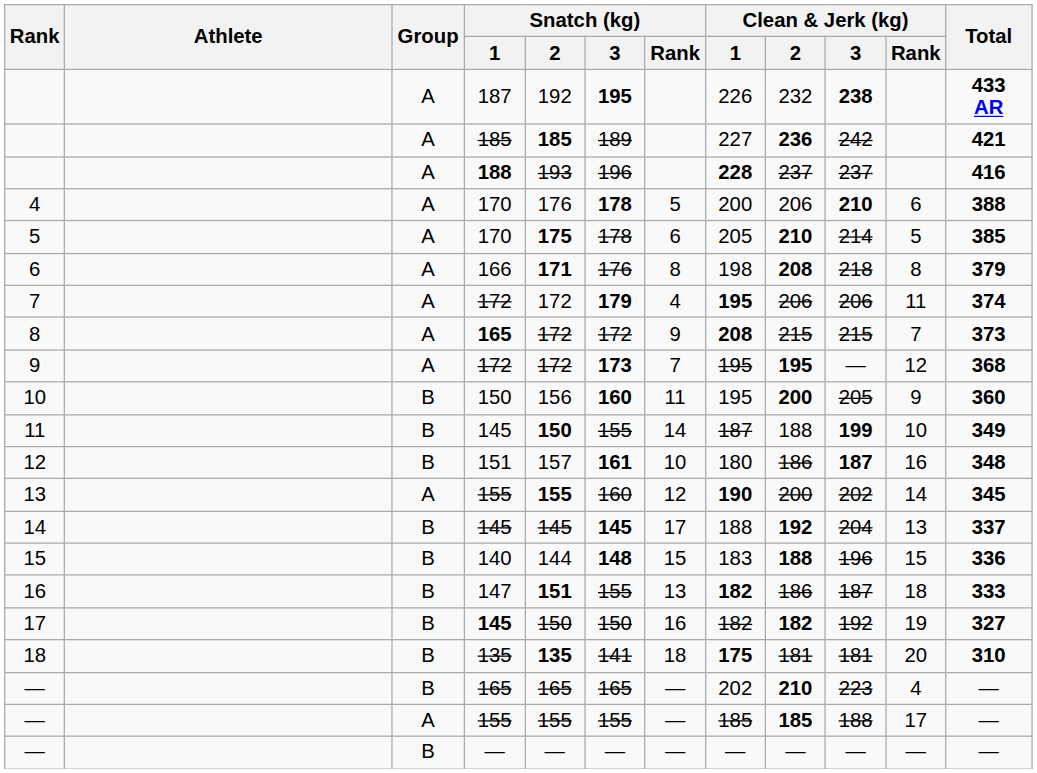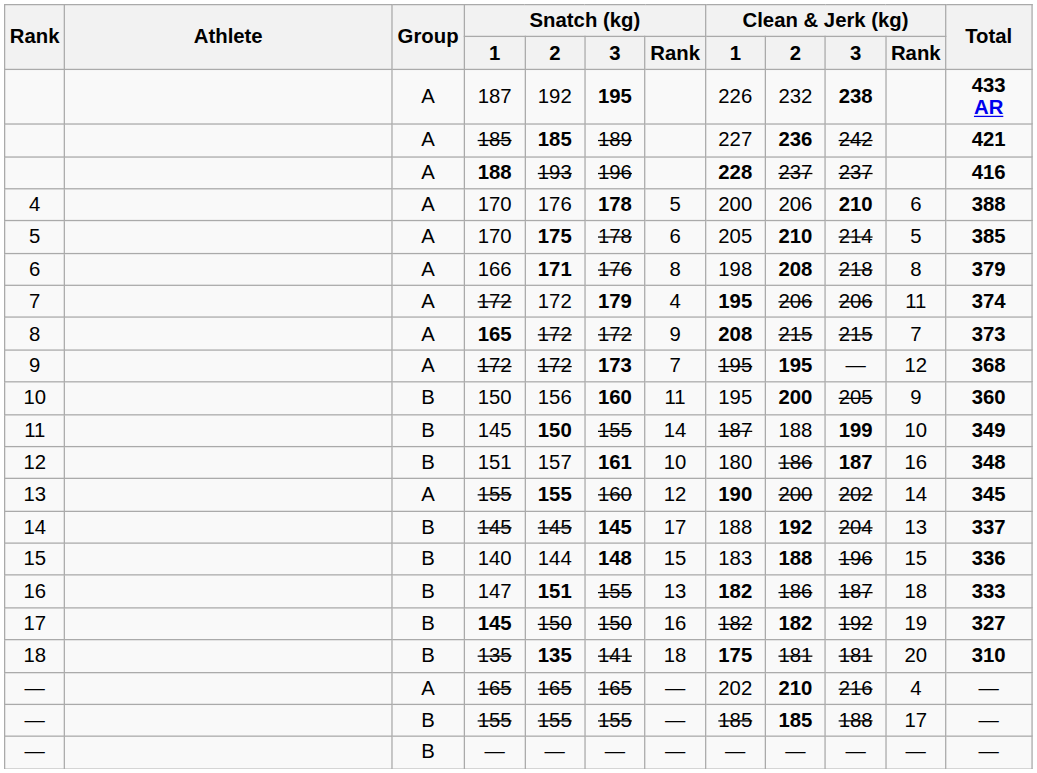(428, 687) B -> (428, 687) A
(856, 687) 223 -> (856, 687) 216
(428, 720) A -> (428, 720) B
